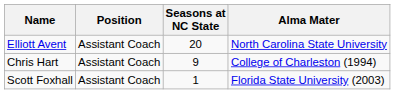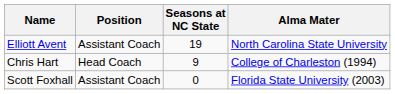(196, 44) 20 -> (196, 44) 19
(119, 62) Assistant Coach -> (110, 62) Head Coach
(196, 80) 1 -> (196, 80) 0
